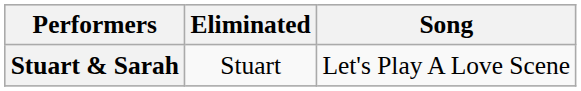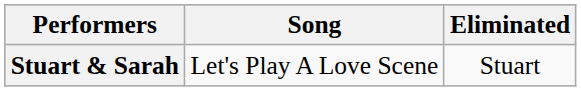columns swapped: (446, 24) <-> (251, 24)
